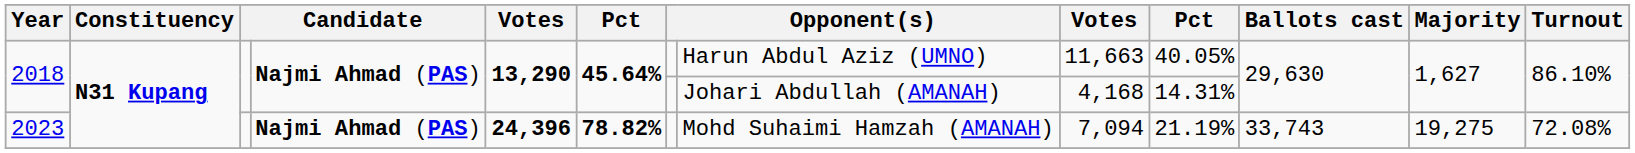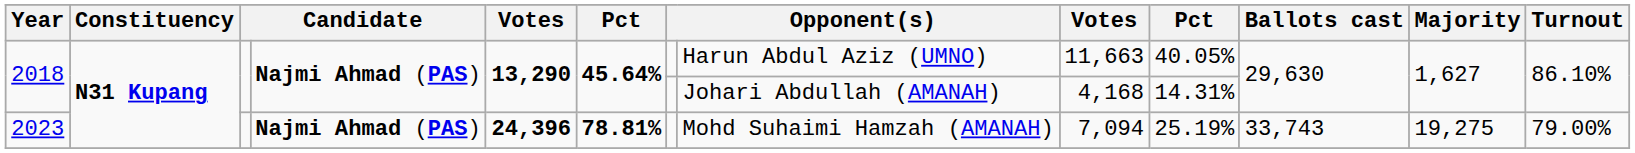(621, 130) 78.82% -> (621, 130) 78.81%
(1194, 130) 21.19% -> (1194, 130) 25.19%
(1571, 130) 72.08% -> (1571, 130) 79.00%
